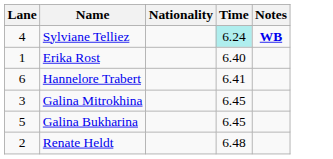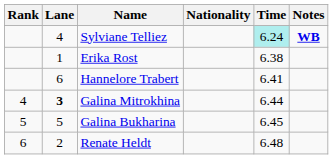+ column: (23, 15)
(234, 57) 6.40 -> (271, 57) 6.38
(22, 100) normal -> (60, 100) bold
(234, 100) 6.45 -> (271, 100) 6.44
